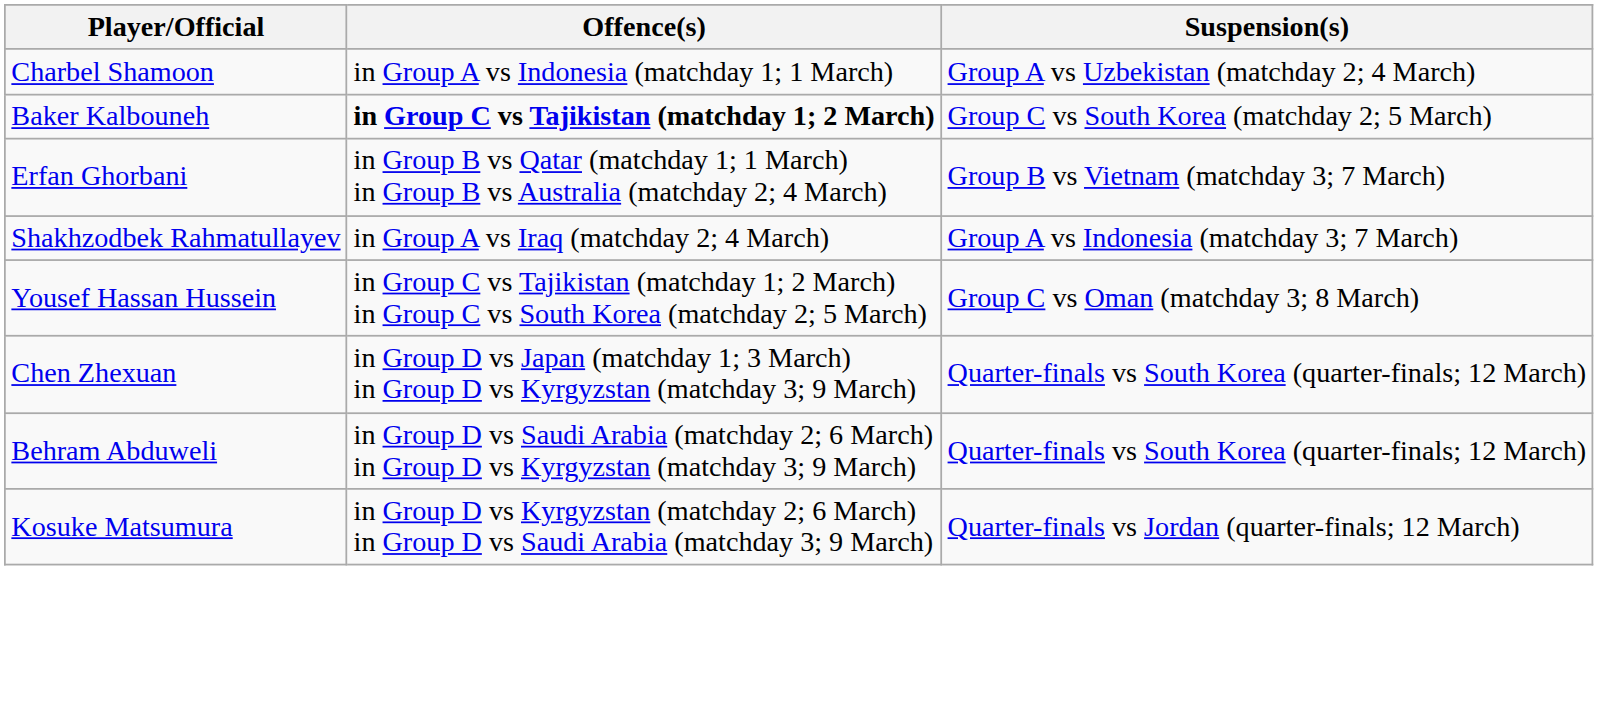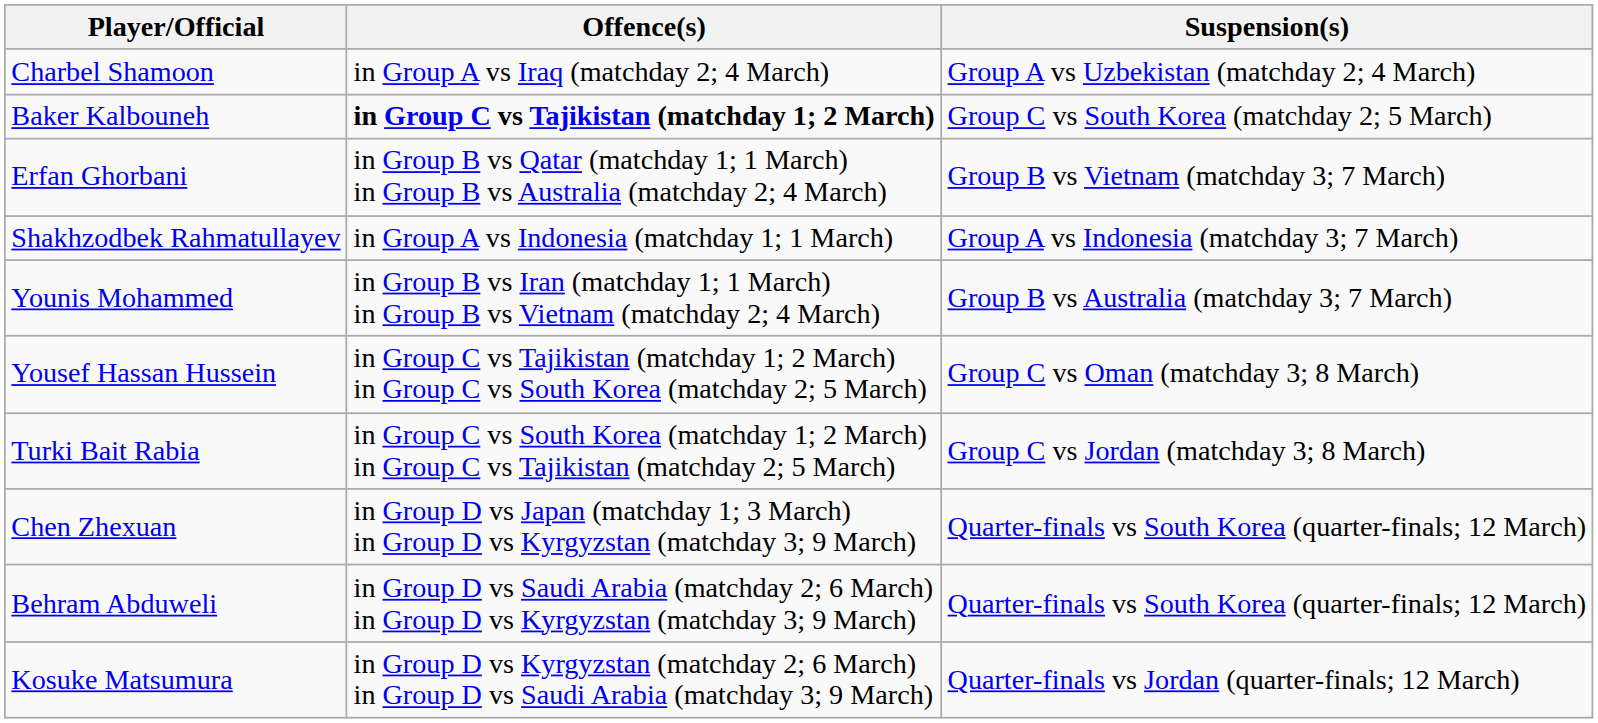(623, 71) in Group A vs Indonesia (matchday 1; 1 March) -> (591, 71) in Group A vs Iraq (matchday 2; 4 March)
(591, 237) in Group A vs Iraq (matchday 2; 4 March) -> (623, 237) in Group A vs Indonesia (matchday 1; 1 March)
+ row: (122, 297)
+ row: (106, 450)
